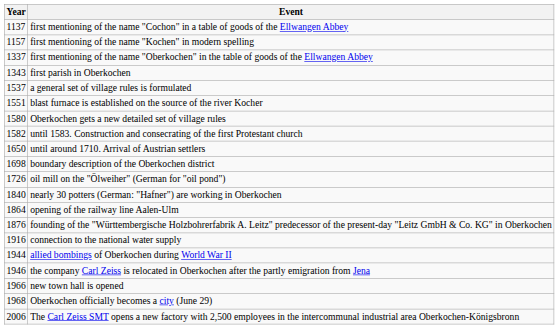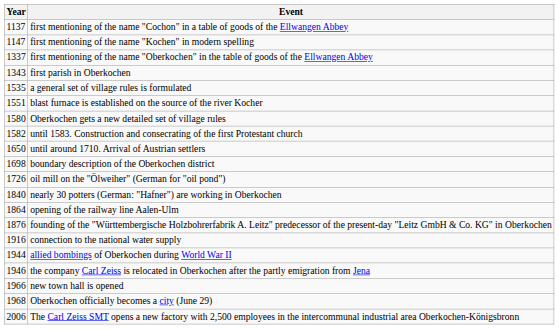(16, 42) 1157 -> (16, 42) 1147
(16, 88) 1537 -> (16, 88) 1535
